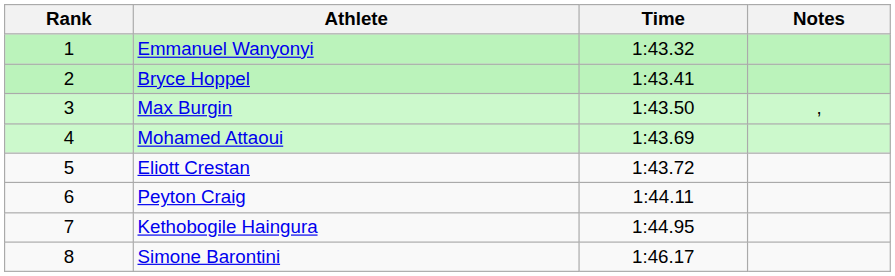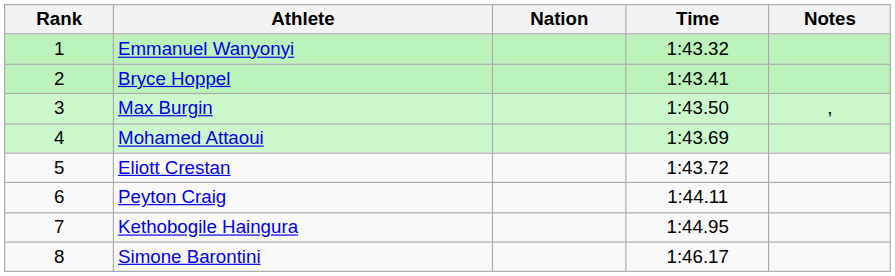+ column: (559, 19)
